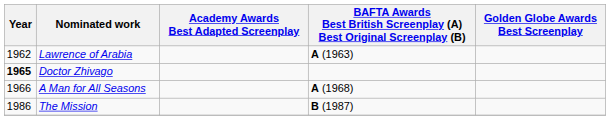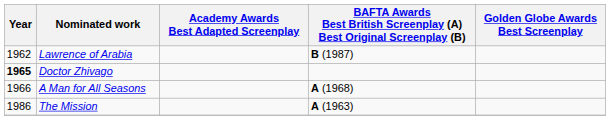(332, 54) A (1963) -> (332, 54) B (1987)
(332, 106) B (1987) -> (332, 106) A (1963)
